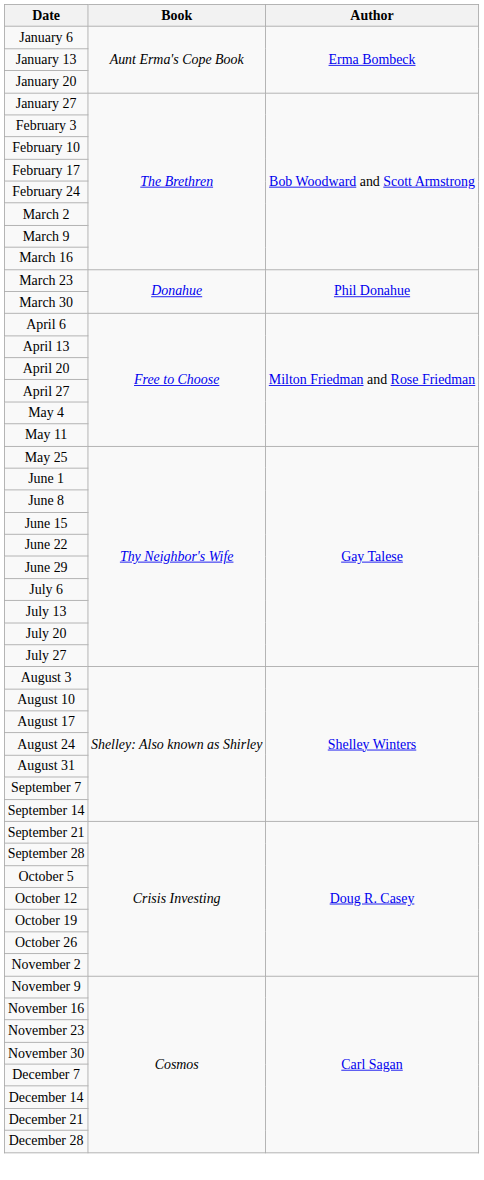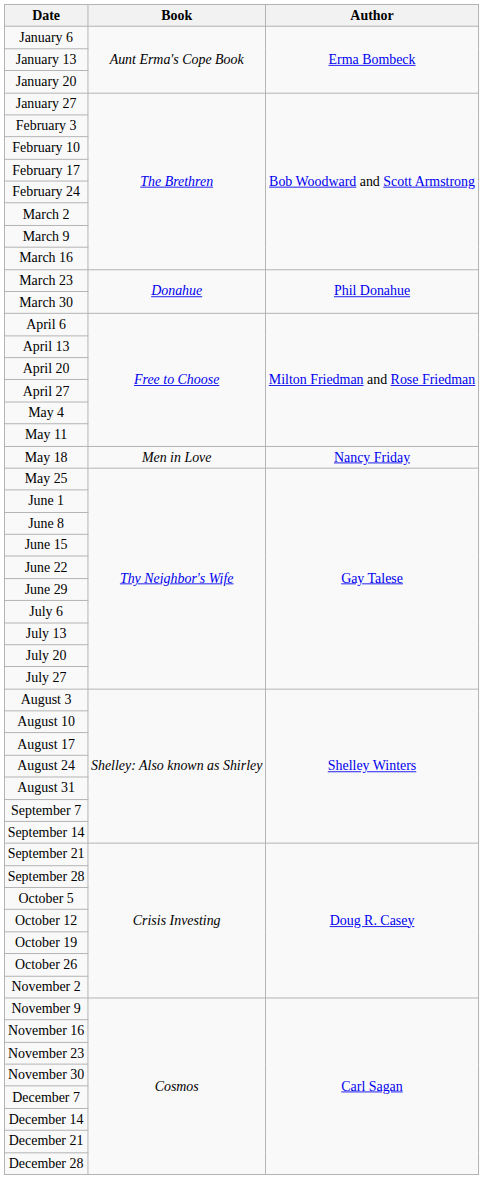+ row: (46, 457)
